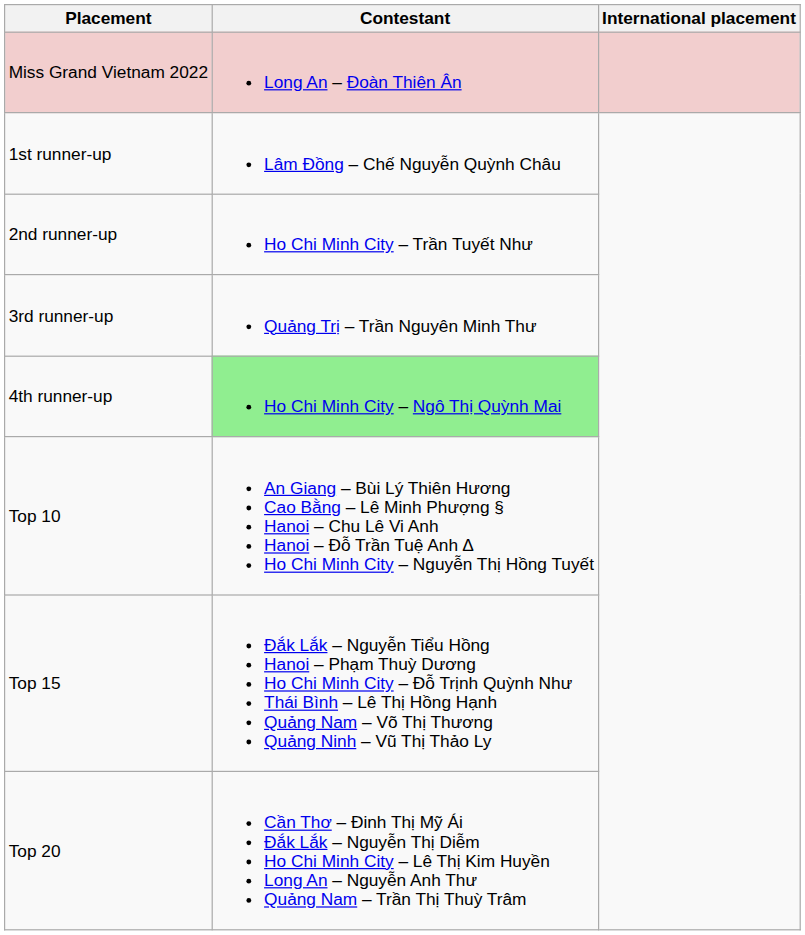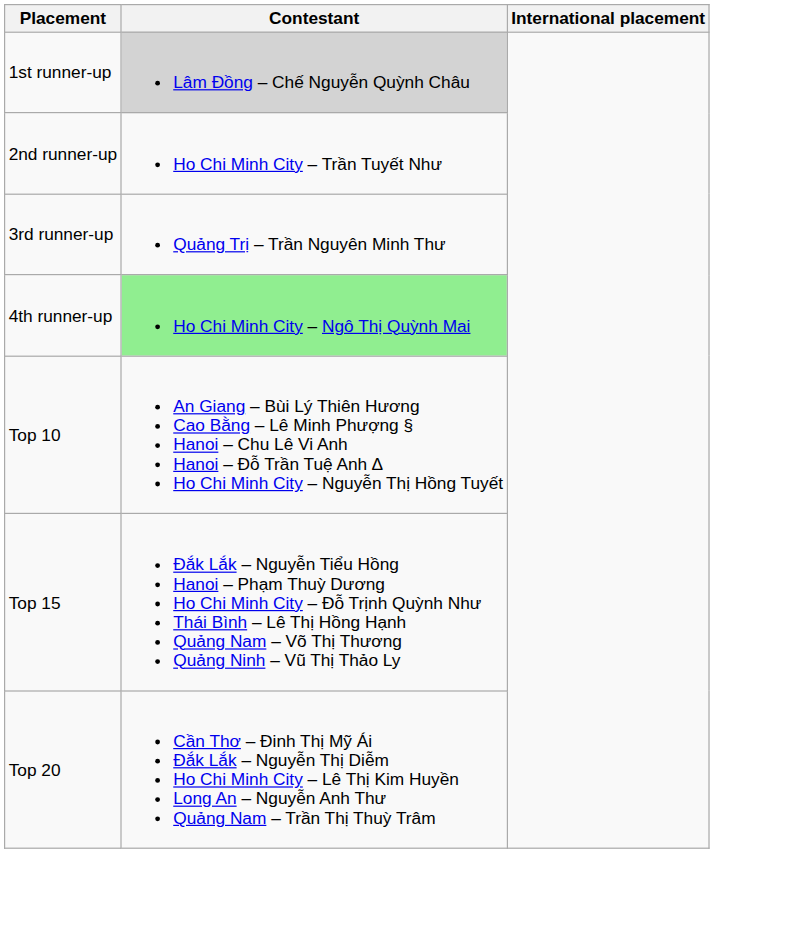- row: (108, 73)
(405, 163) no background -> (314, 82) lightgrey background
